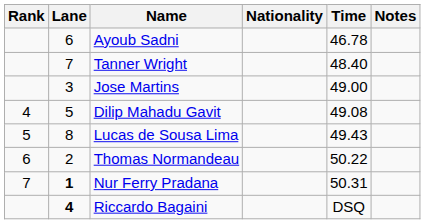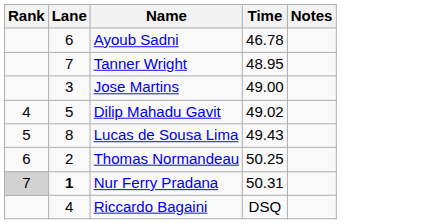- column: (285, 16)
(349, 64) 48.40 -> (265, 64) 48.95
(349, 111) 49.08 -> (265, 111) 49.02
(349, 159) 50.22 -> (265, 159) 50.25
(26, 183) no background -> (26, 183) lightgrey background
(69, 207) bold -> (69, 207) normal
